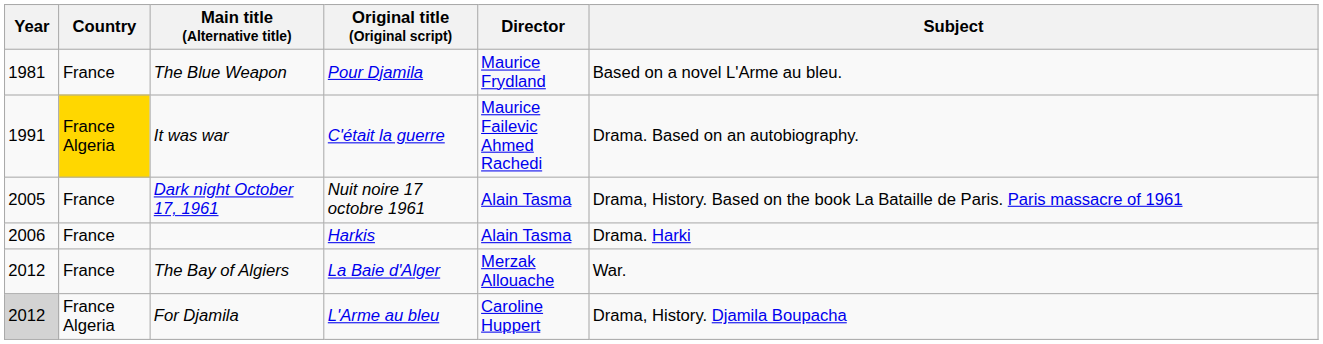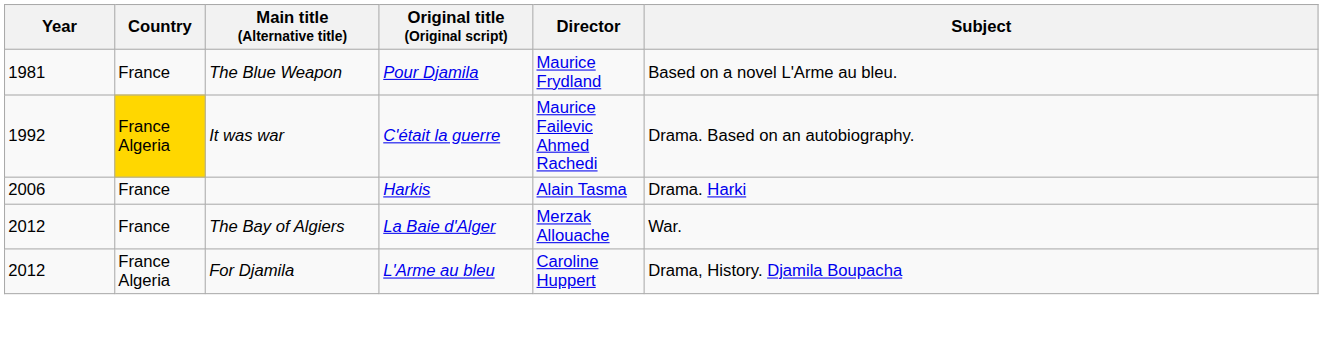(27, 135) 1991 -> (27, 135) 1992
- row: (224, 199)
(27, 316) lightgrey background -> (27, 271) no background
